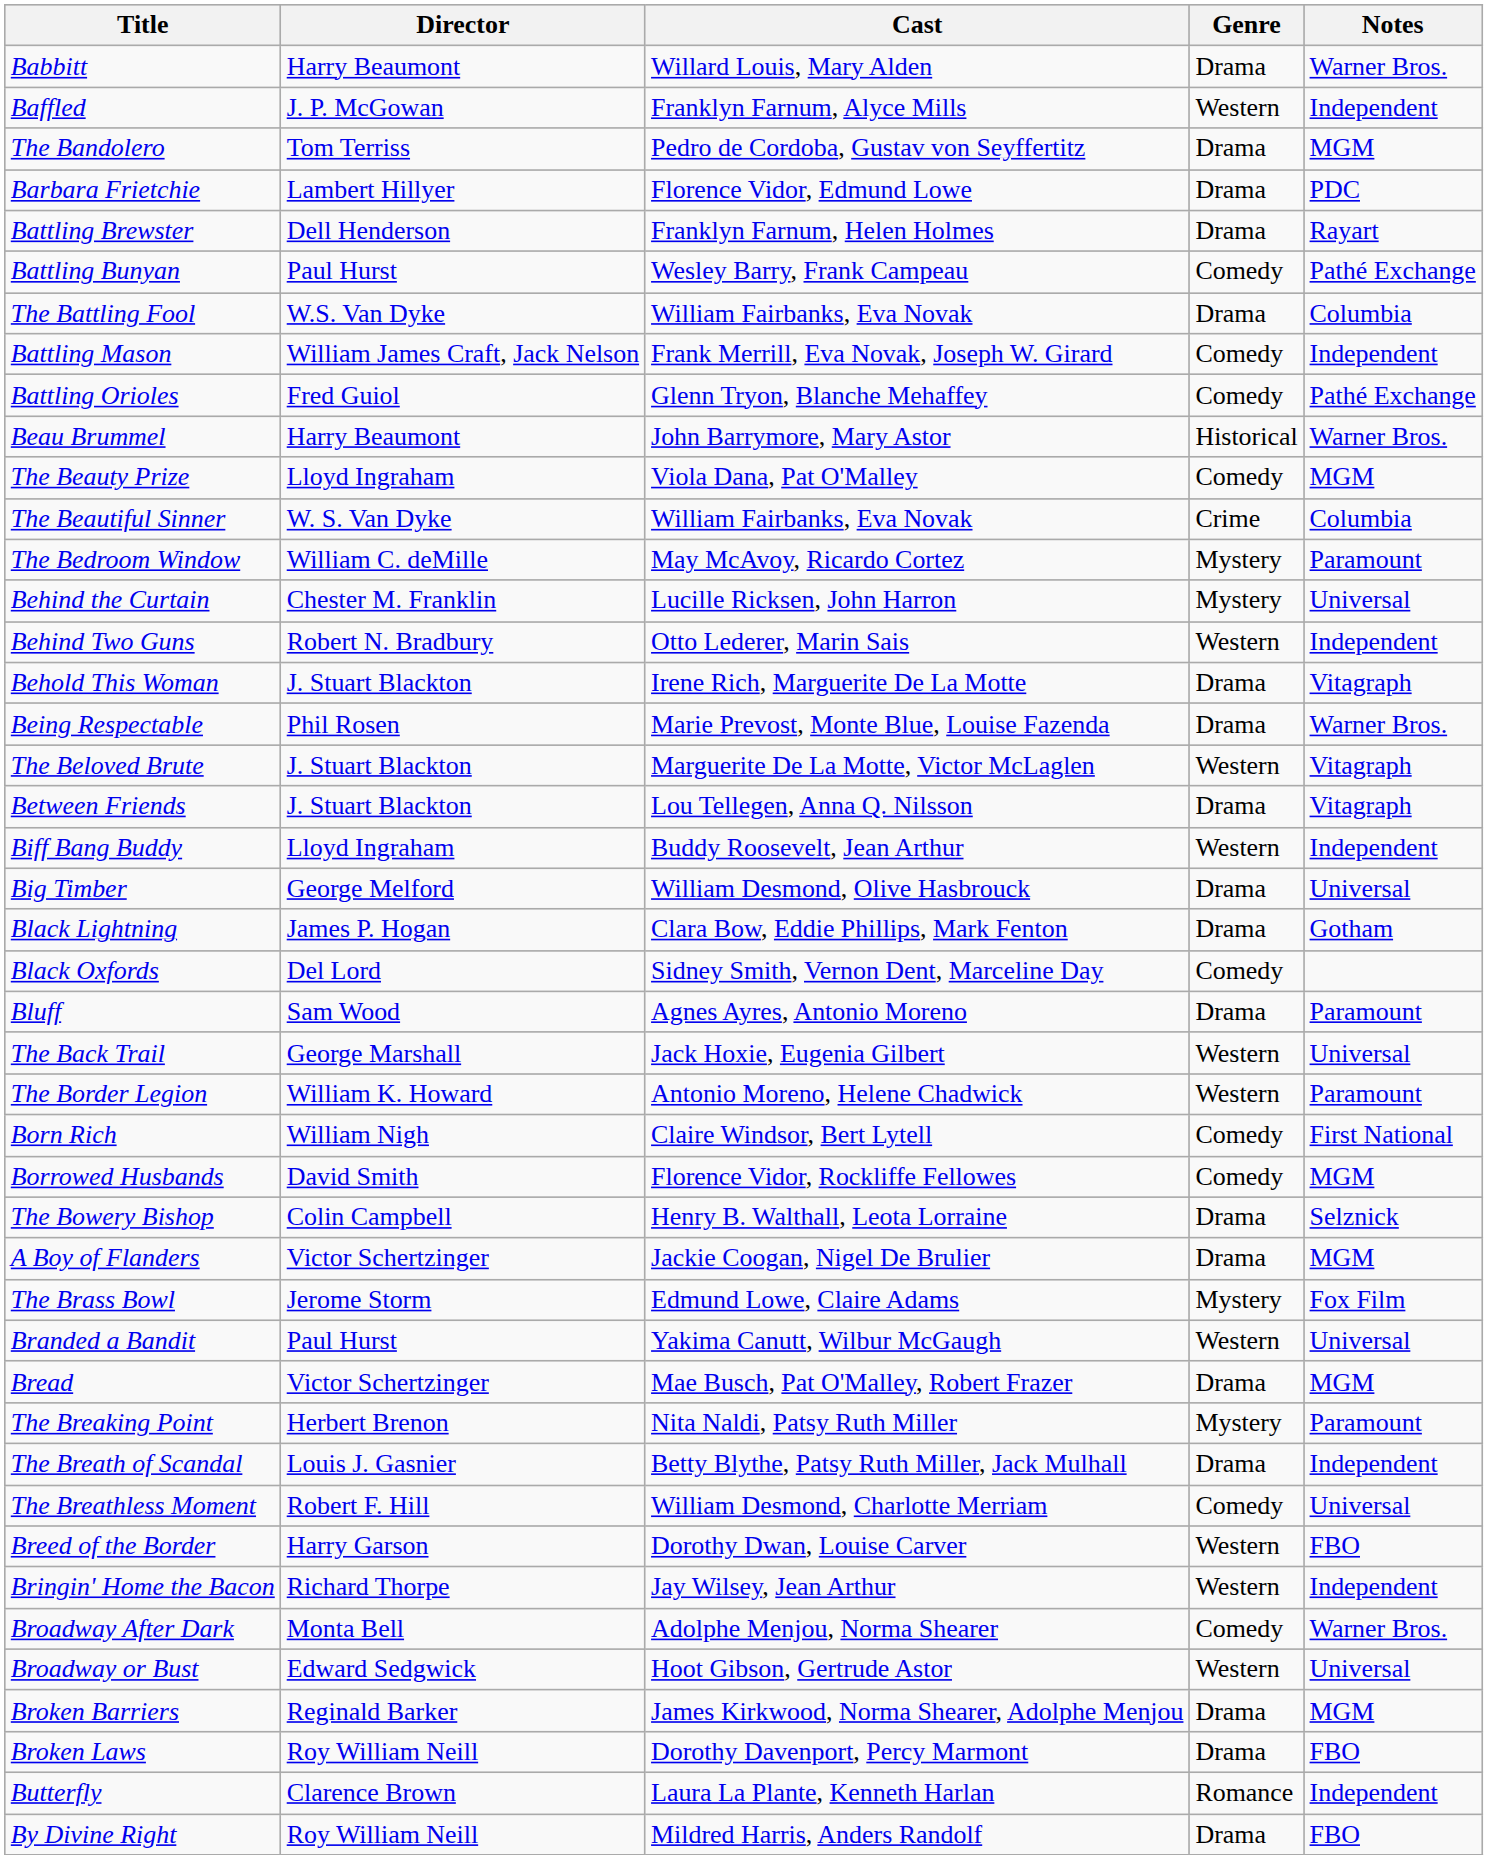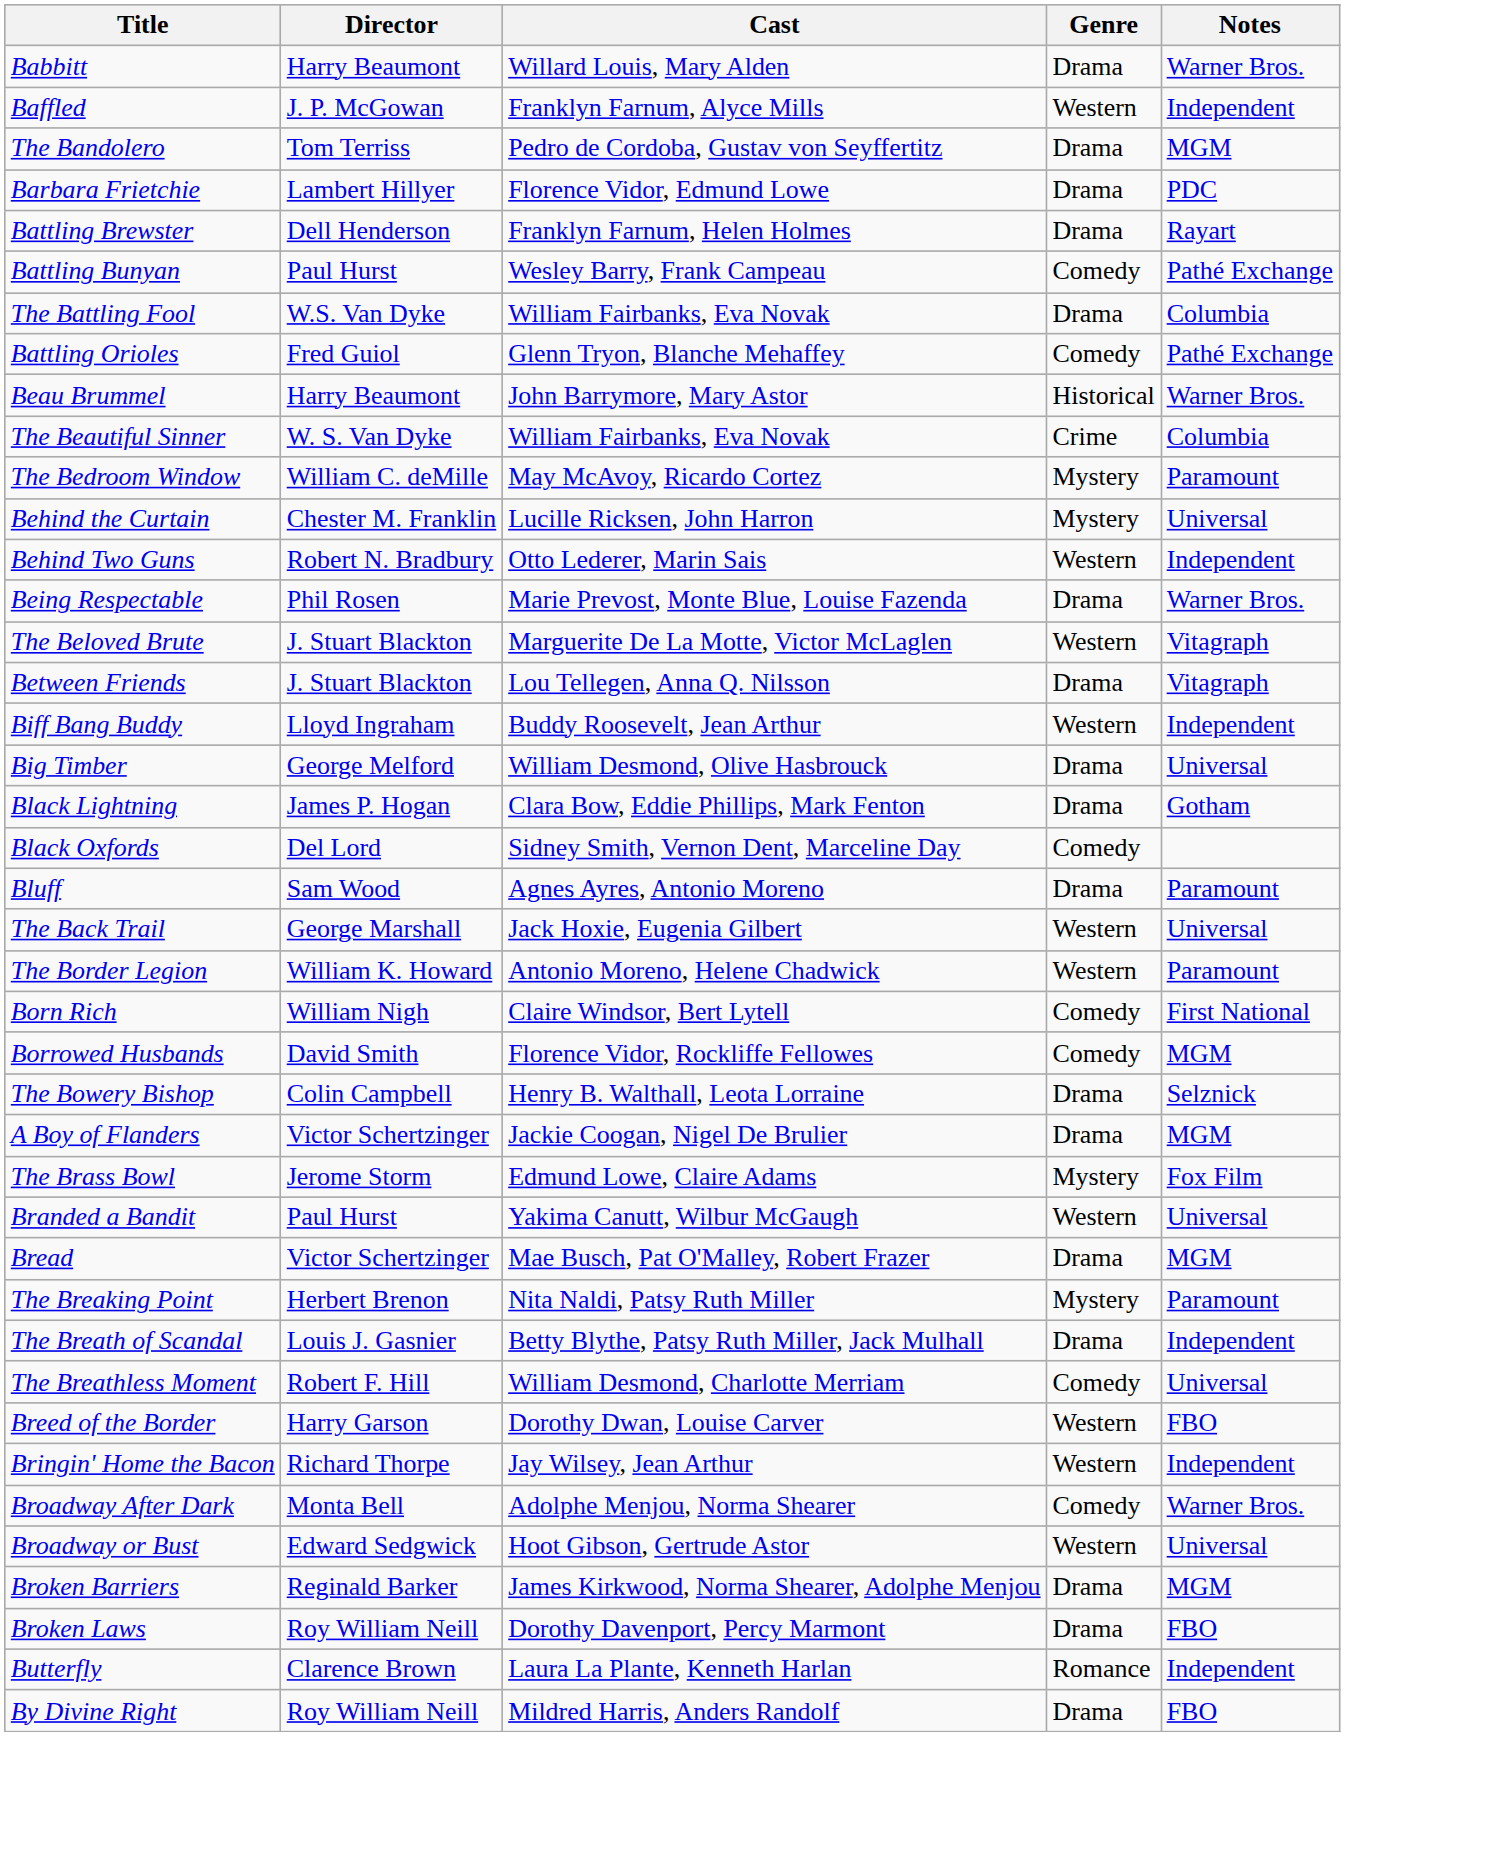- row: (91, 353)
- row: (100, 477)
- row: (115, 682)
